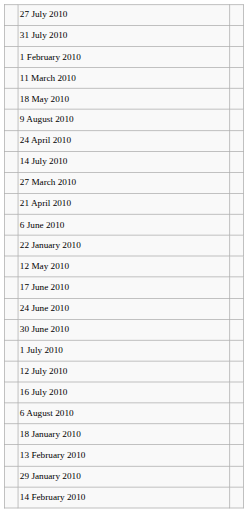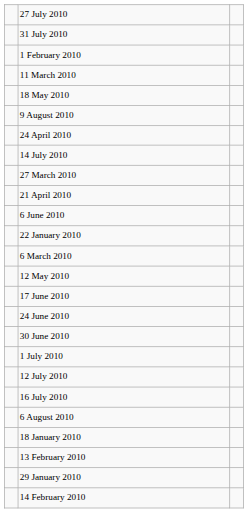+ row: (46, 256)
